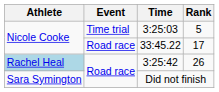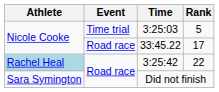(199, 63) 26 -> (199, 63) 22
